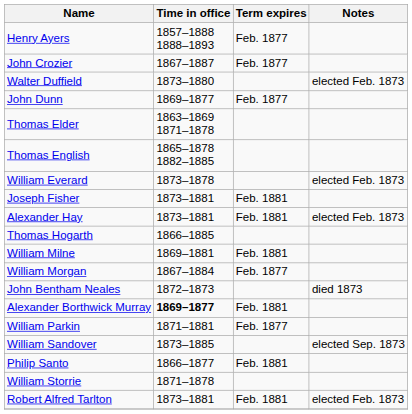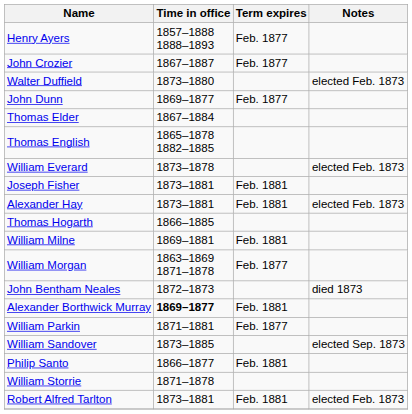(185, 124) 1863–1869 1871–1878 -> (185, 117) 1867–1884
(185, 271) 1867–1884 -> (185, 265) 1863–1869 1871–1878
